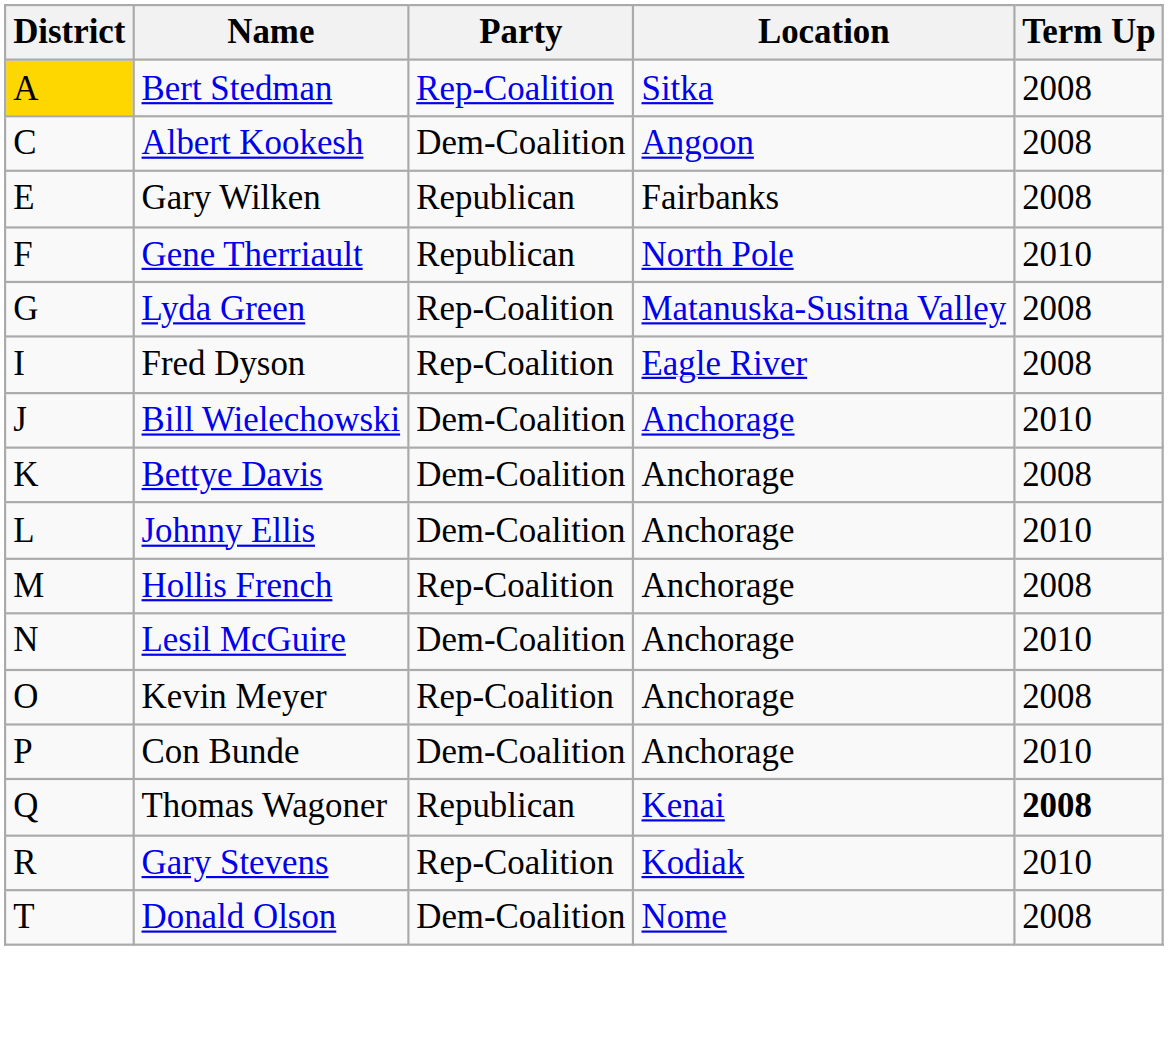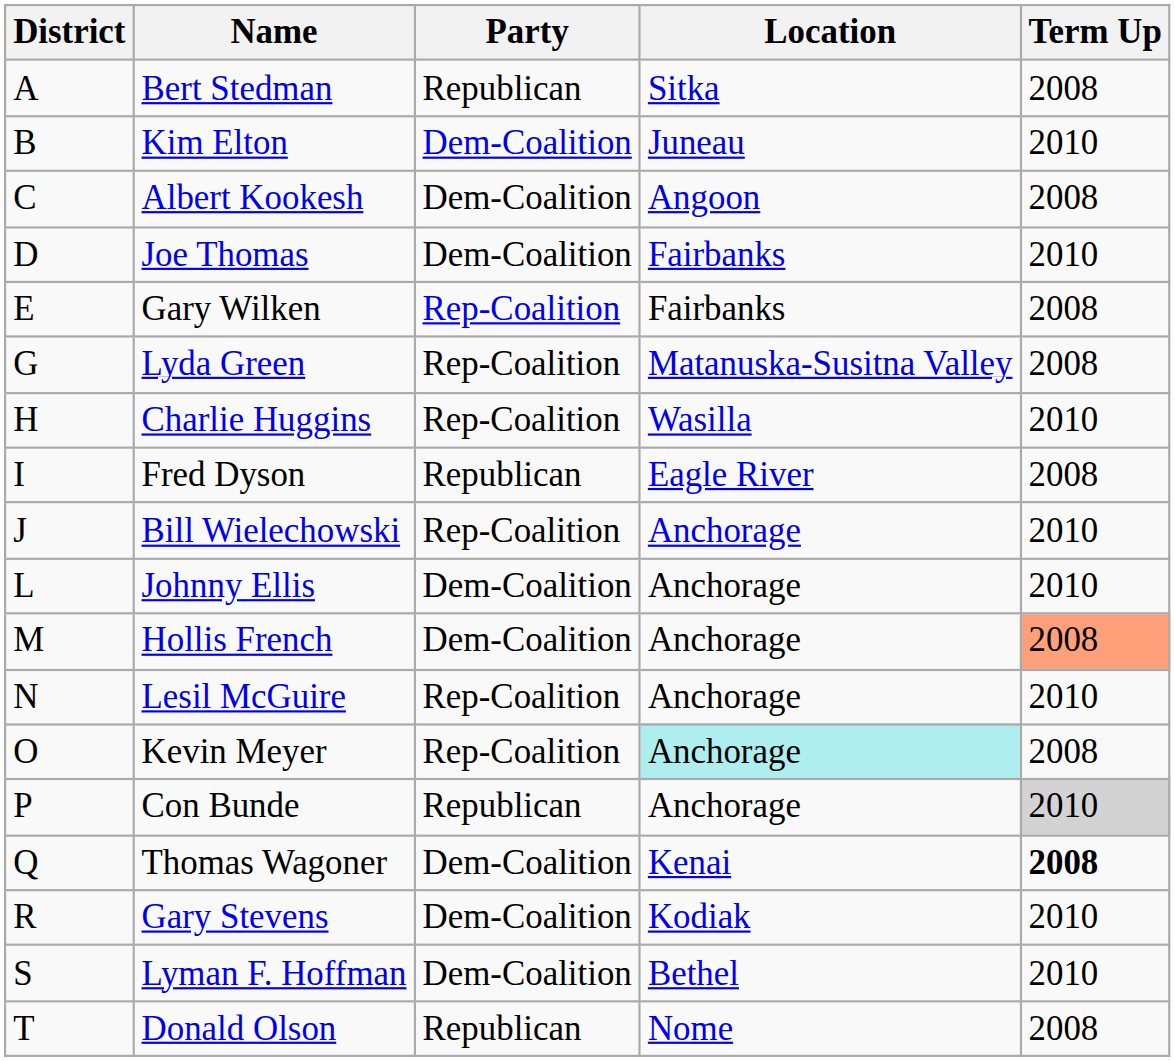(26, 87) gold background -> (26, 87) no background
(515, 87) Rep-Coalition -> (502, 87) Republican
+ row: (215, 142)
+ row: (225, 253)
(496, 198) Republican -> (521, 308) Rep-Coalition
- row: (252, 253)
+ row: (256, 419)
(515, 364) Rep-Coalition -> (502, 474) Republican
(521, 419) Dem-Coalition -> (521, 530) Rep-Coalition
- row: (232, 474)
(515, 585) Rep-Coalition -> (527, 640) Dem-Coalition
(1057, 585) no background -> (1063, 640) lightsalmon background
(521, 640) Dem-Coalition -> (521, 695) Rep-Coalition
(718, 695) no background -> (724, 751) paleturquoise background
(521, 751) Dem-Coalition -> (502, 806) Republican
(1057, 751) no background -> (1063, 806) lightgrey background
(496, 806) Republican -> (527, 861) Dem-Coalition
(515, 861) Rep-Coalition -> (527, 917) Dem-Coalition
+ row: (274, 972)
(521, 917) Dem-Coalition -> (502, 1027) Republican
